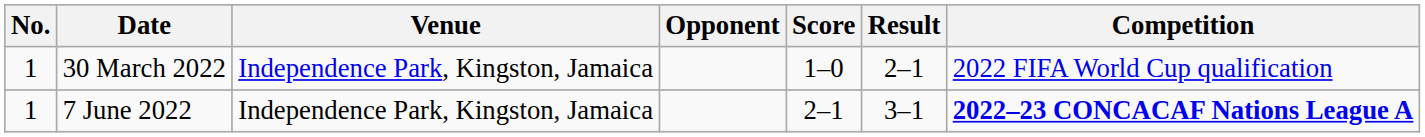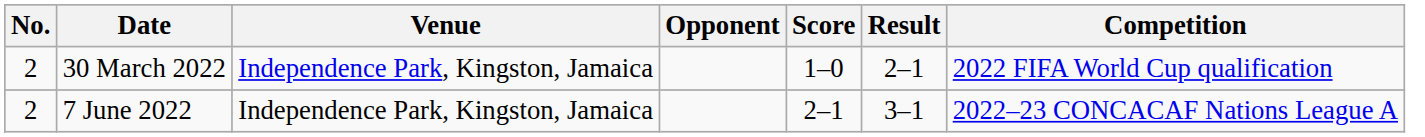(31, 68) 1 -> (31, 68) 2
(31, 110) 1 -> (31, 110) 2
(1183, 110) bold -> (1175, 110) normal
